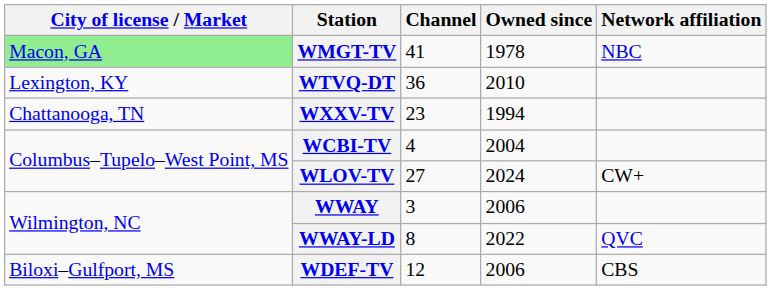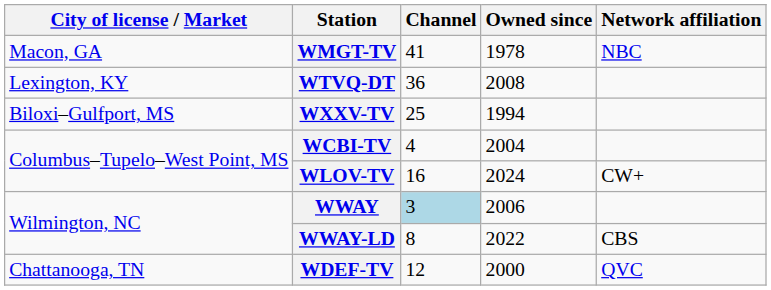(56, 51) lightgreen background -> (56, 51) no background
(505, 82) 2010 -> (505, 82) 2008
(77, 113) Chattanooga, TN -> (92, 113) Biloxi–Gulfport, MS
(415, 113) 23 -> (415, 113) 25
(415, 176) 27 -> (415, 176) 16
(410, 207) no background -> (410, 207) lightblue background
(622, 238) QVC -> (620, 238) CBS
(92, 269) Biloxi–Gulfport, MS -> (77, 269) Chattanooga, TN
(505, 269) 2006 -> (505, 269) 2000
(620, 269) CBS -> (622, 269) QVC
